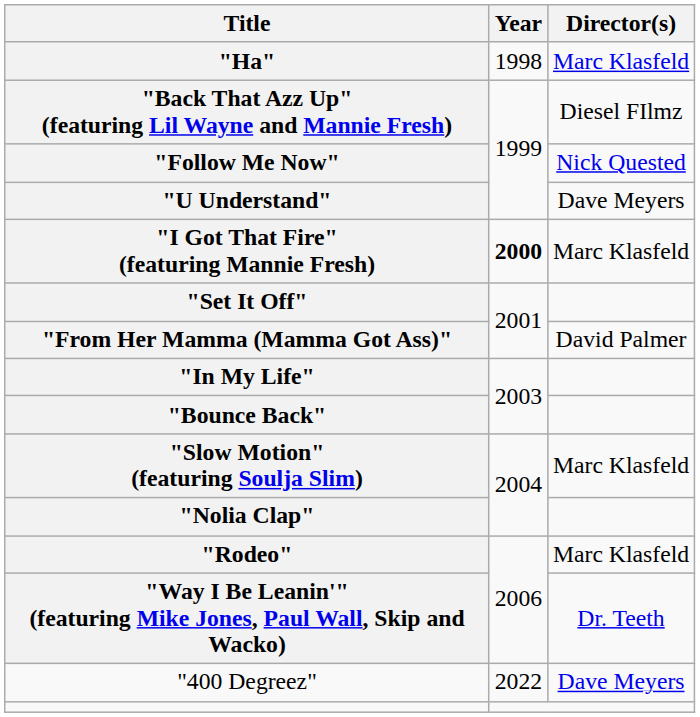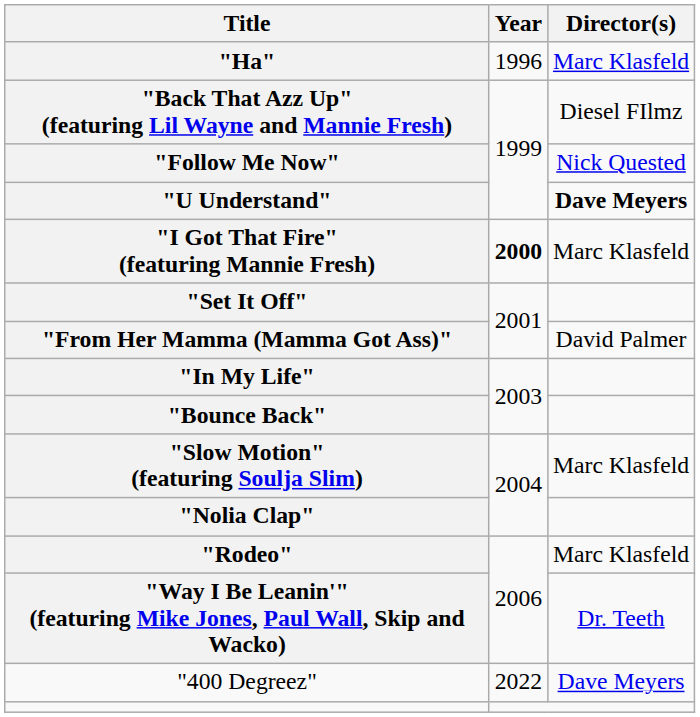(518, 60) 1998 -> (518, 60) 1996
(621, 200) normal -> (621, 200) bold
